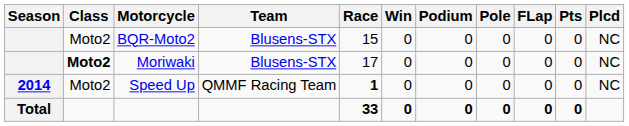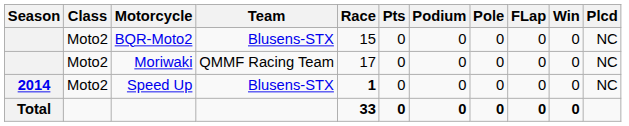columns swapped: (399, 16) <-> (571, 16)
(89, 62) bold -> (87, 62) normal
(293, 62) Blusens-STX -> (267, 62) QMMF Racing Team
(269, 86) QMMF Racing Team -> (291, 86) Blusens-STX
